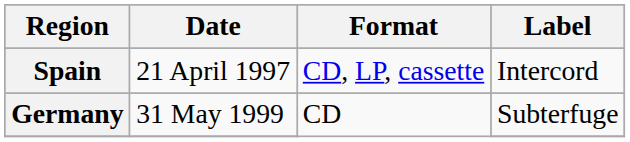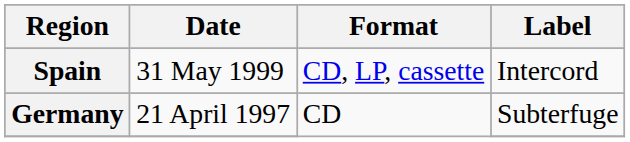(213, 70) 21 April 1997 -> (210, 70) 31 May 1999
(210, 114) 31 May 1999 -> (213, 114) 21 April 1997
